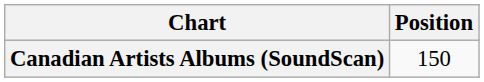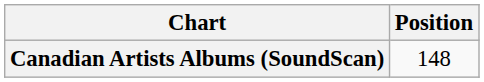(434, 58) 150 -> (434, 58) 148
